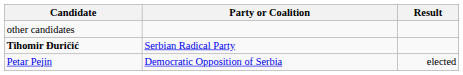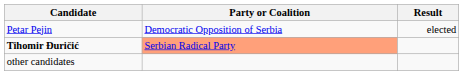rows swapped: (29, 62) <-> (41, 29)
(190, 45) no background -> (190, 45) lightsalmon background
